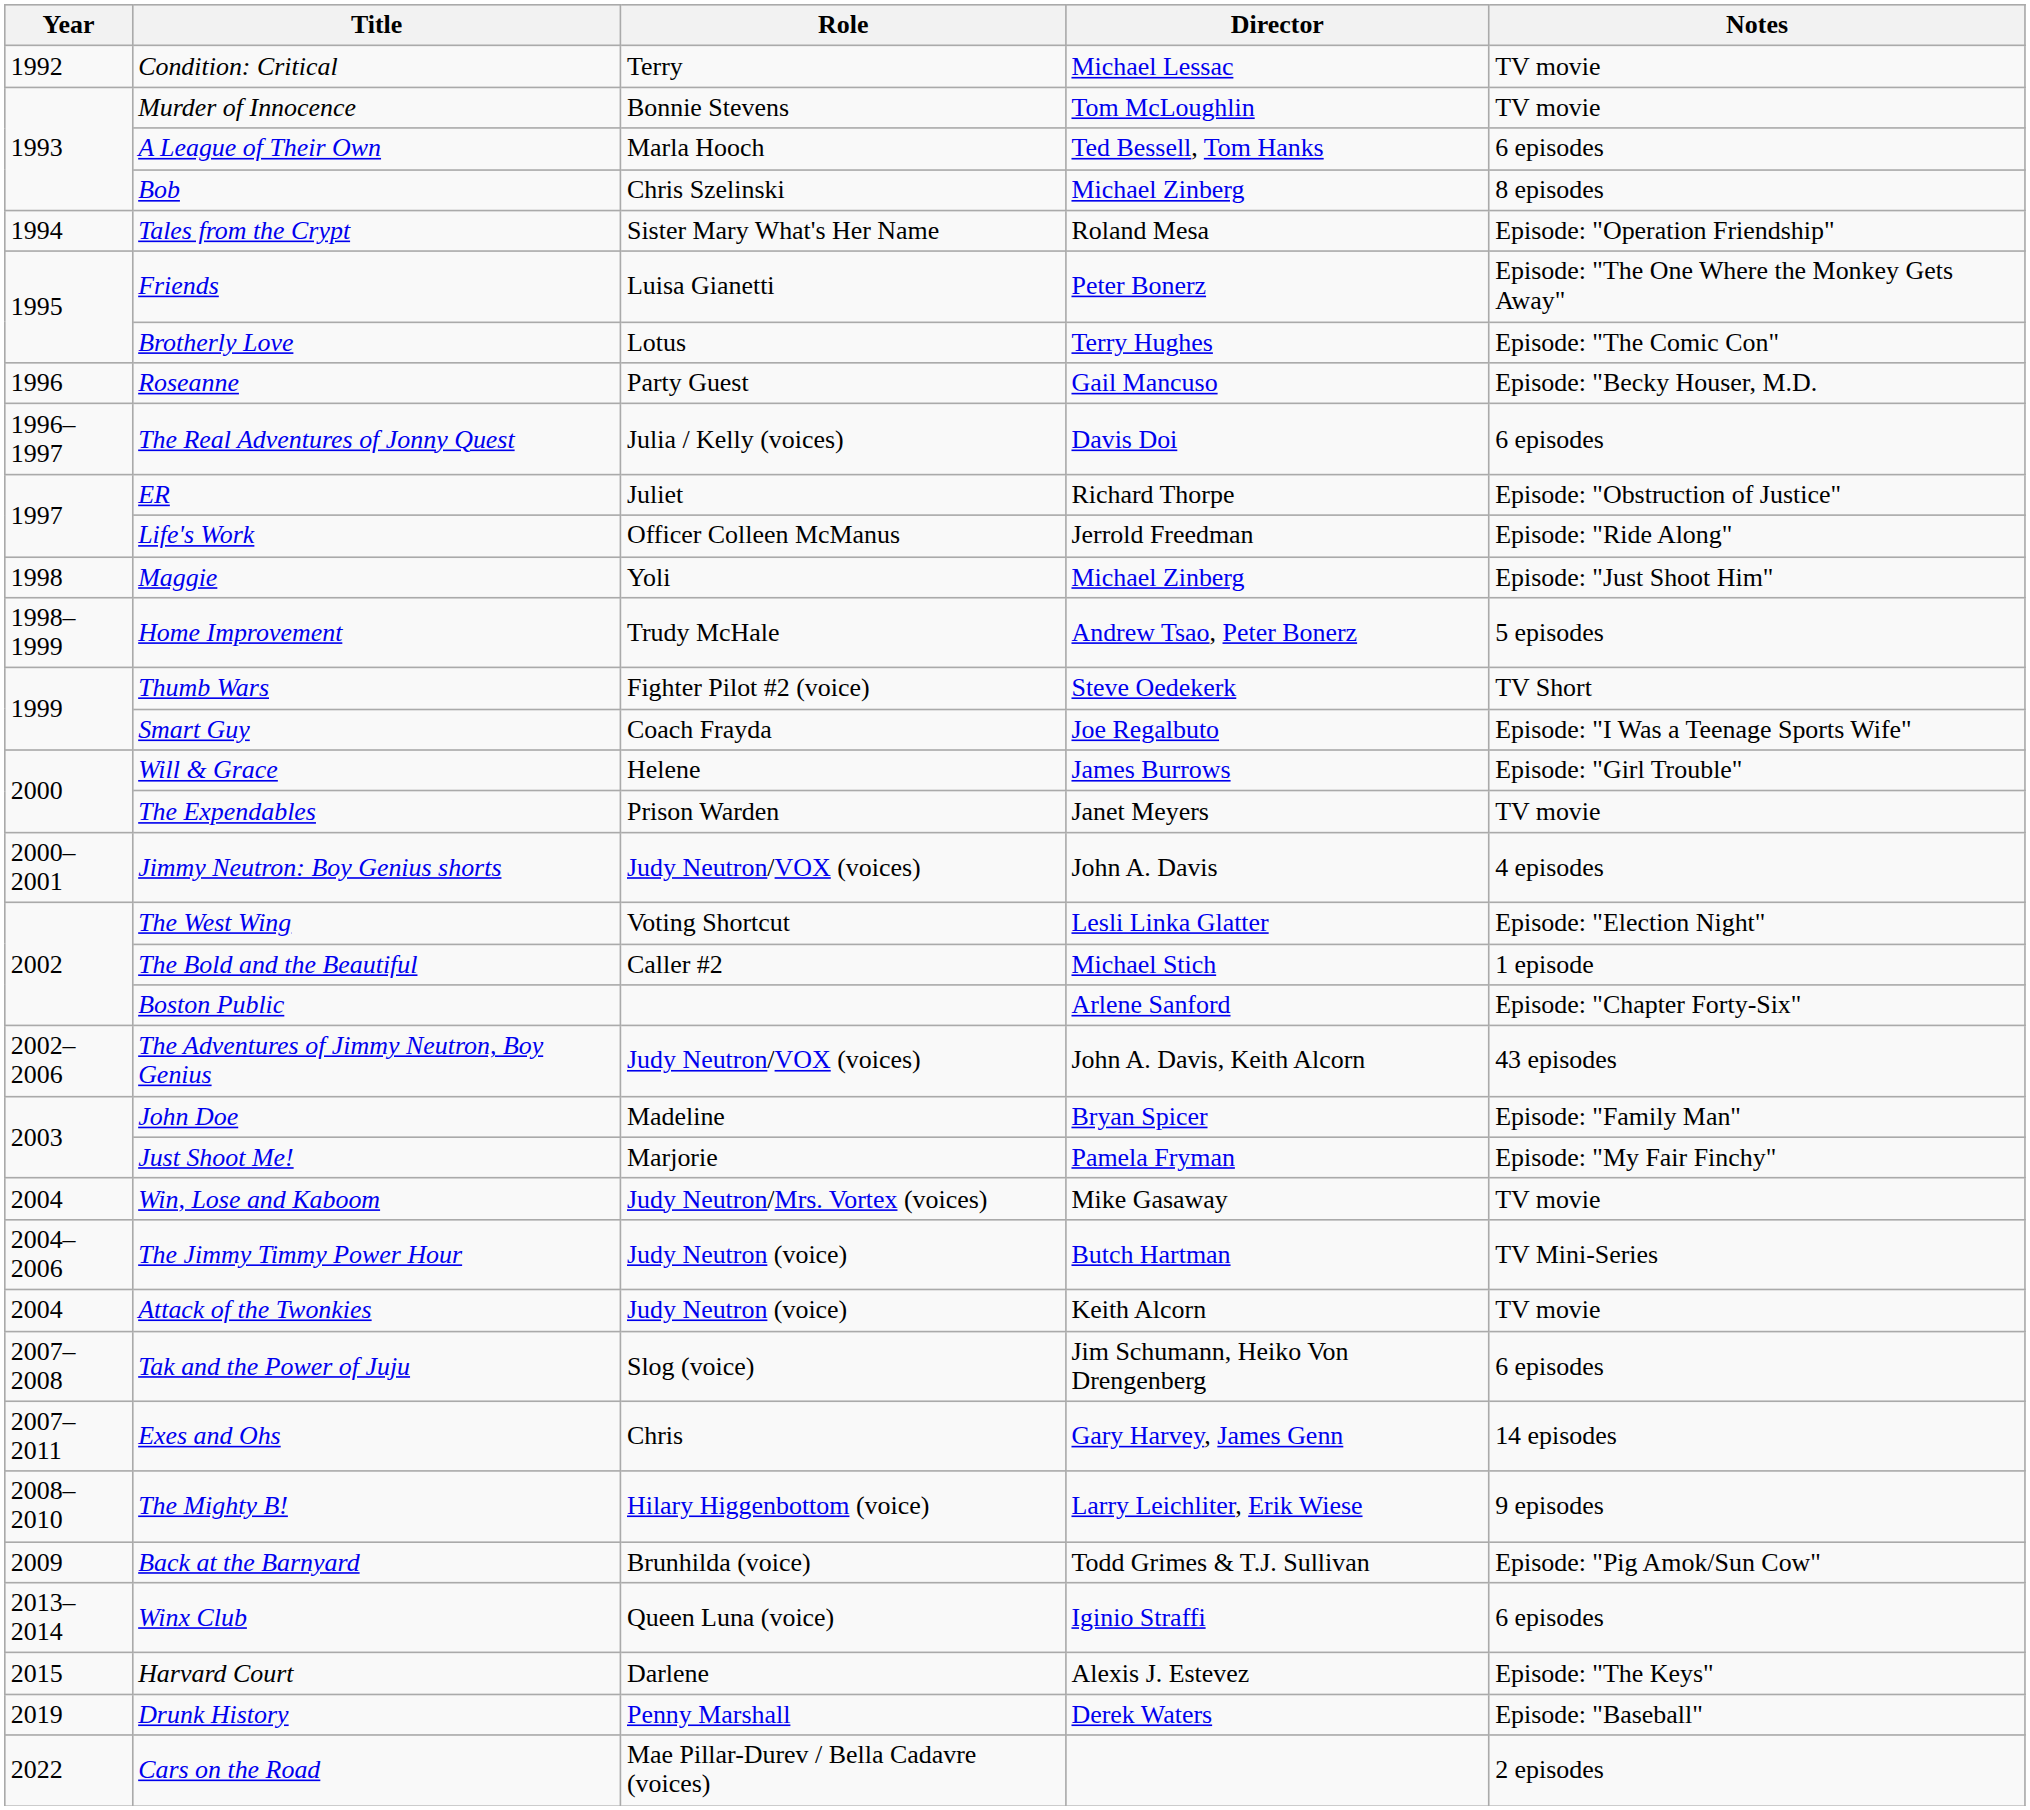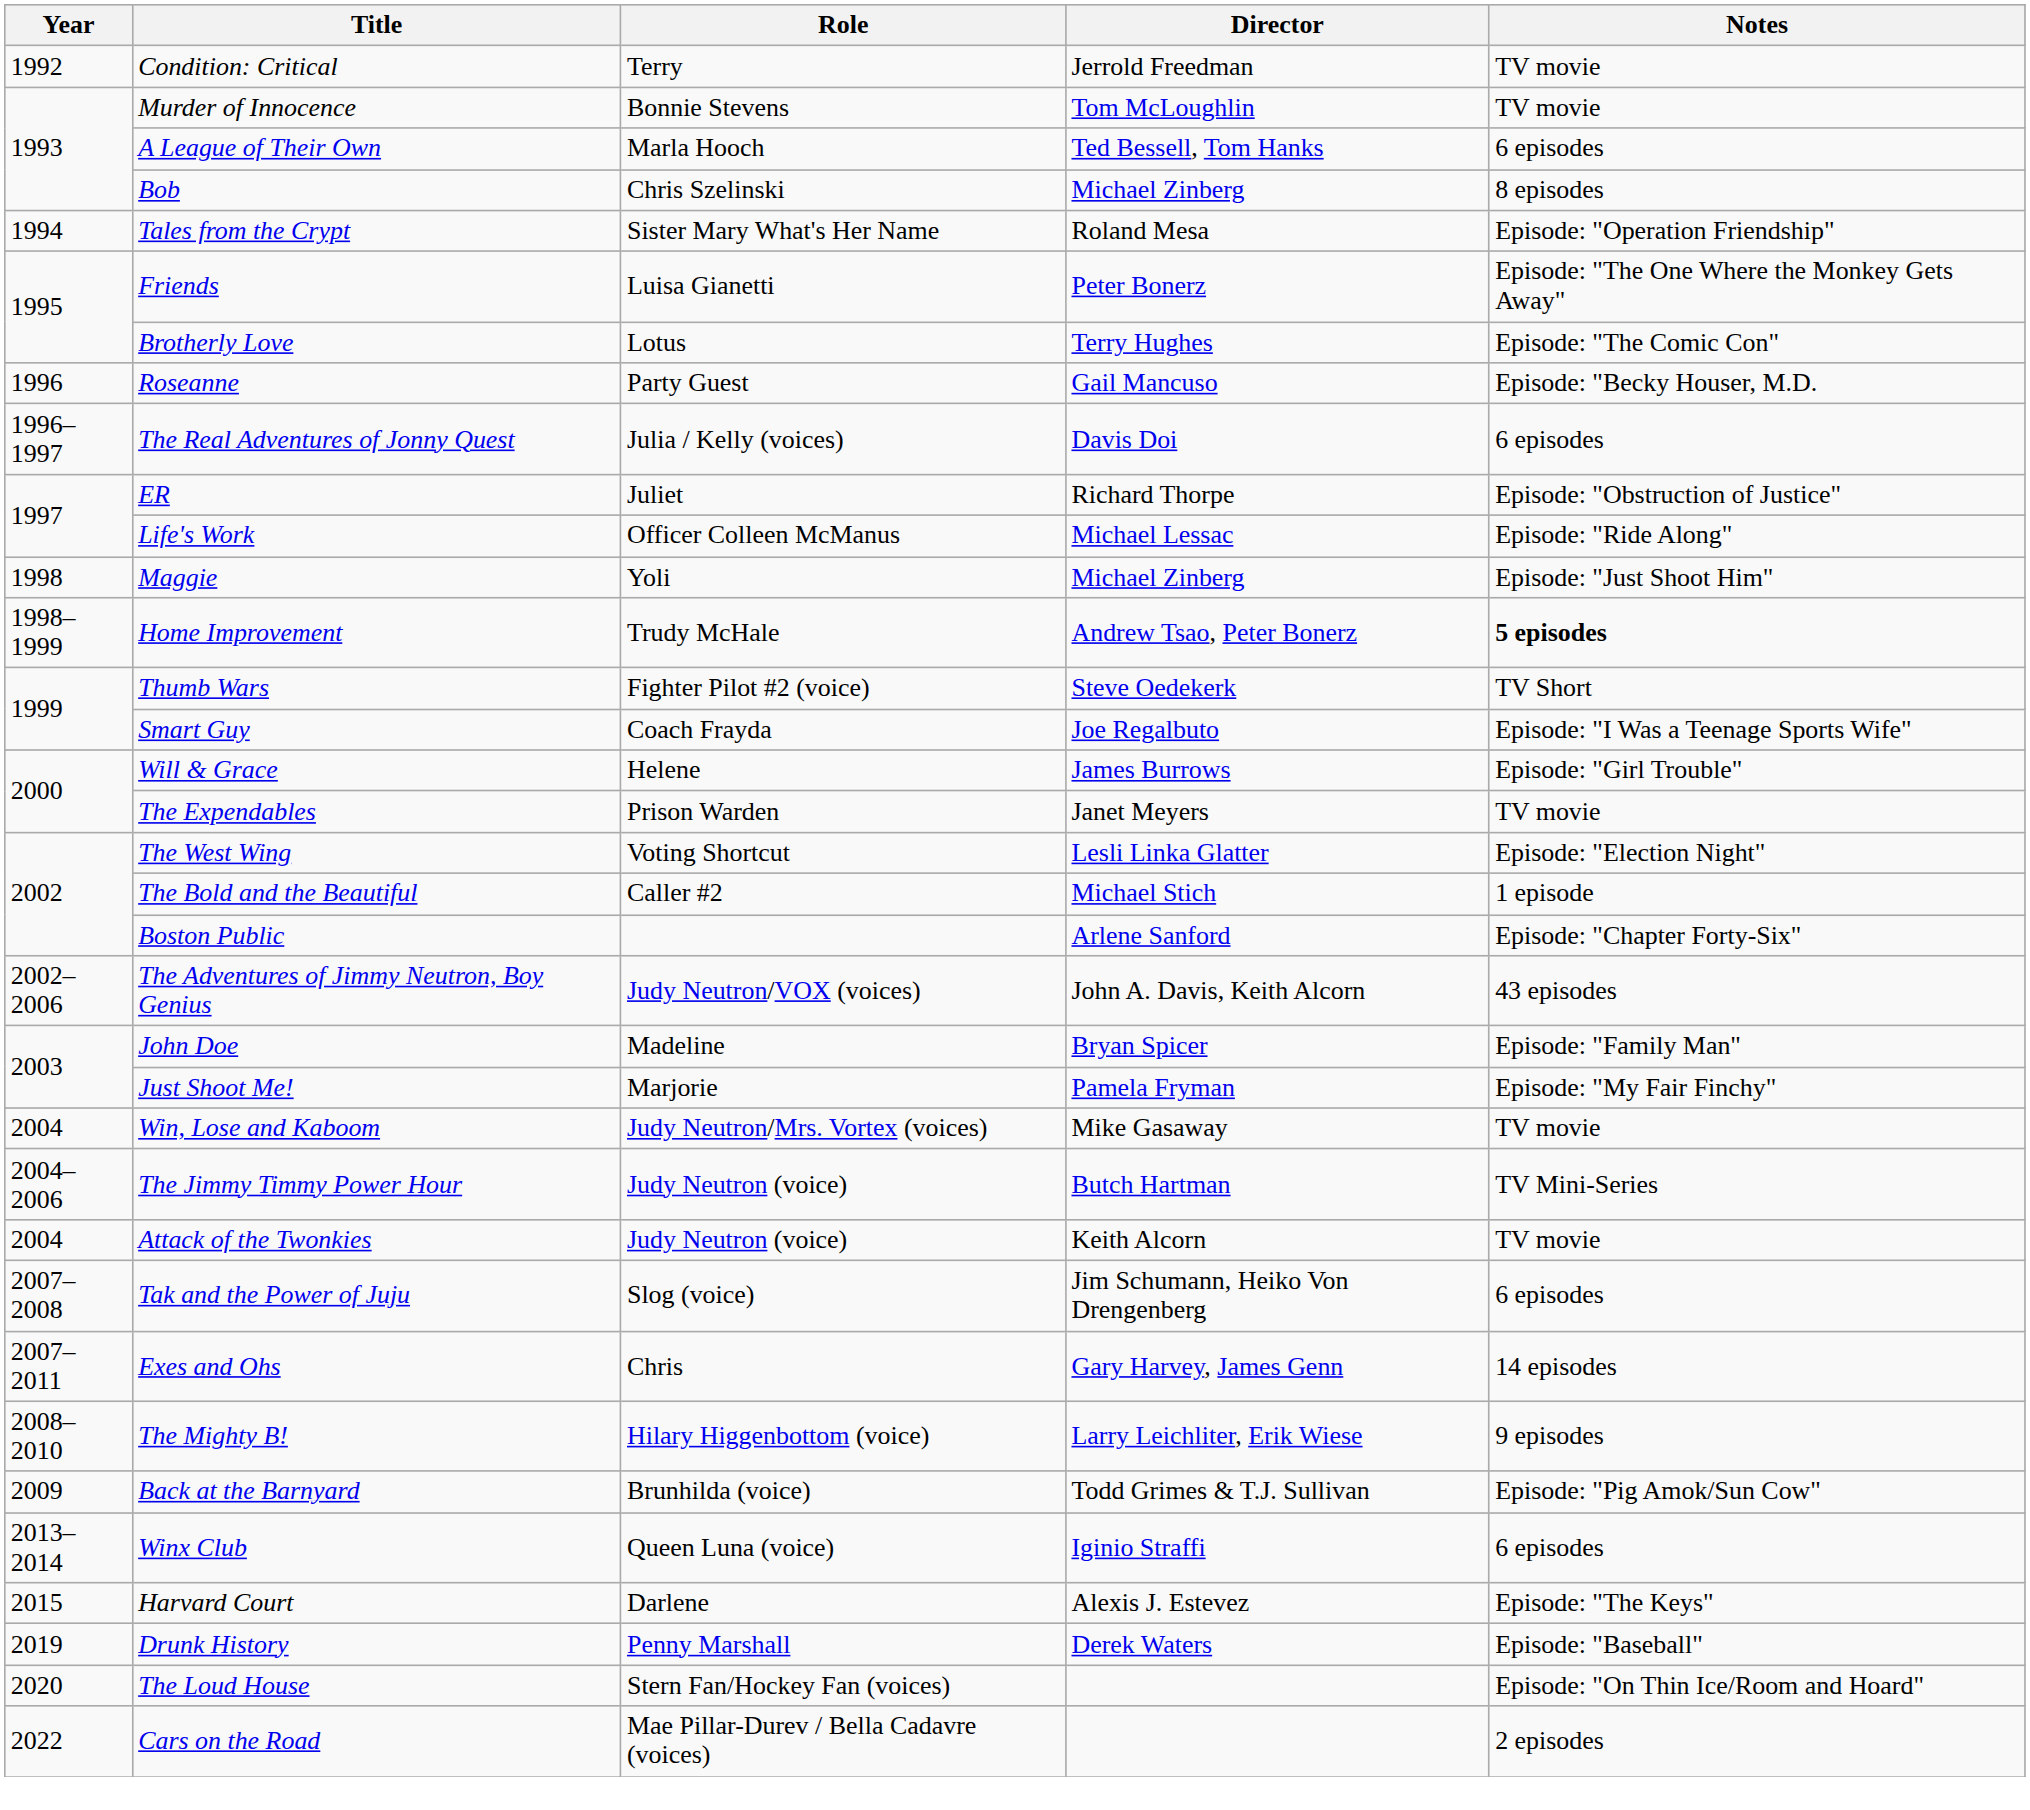(1152, 66) Michael Lessac -> (1163, 66) Jerrold Freedman
(1163, 535) Jerrold Freedman -> (1152, 535) Michael Lessac
(1550, 632) normal -> (1551, 632) bold
- row: (320, 867)
+ row: (224, 1685)
